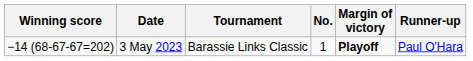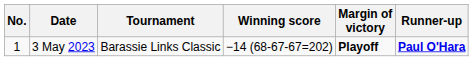columns swapped: (323, 21) <-> (61, 21)
(430, 47) normal -> (432, 47) bold
